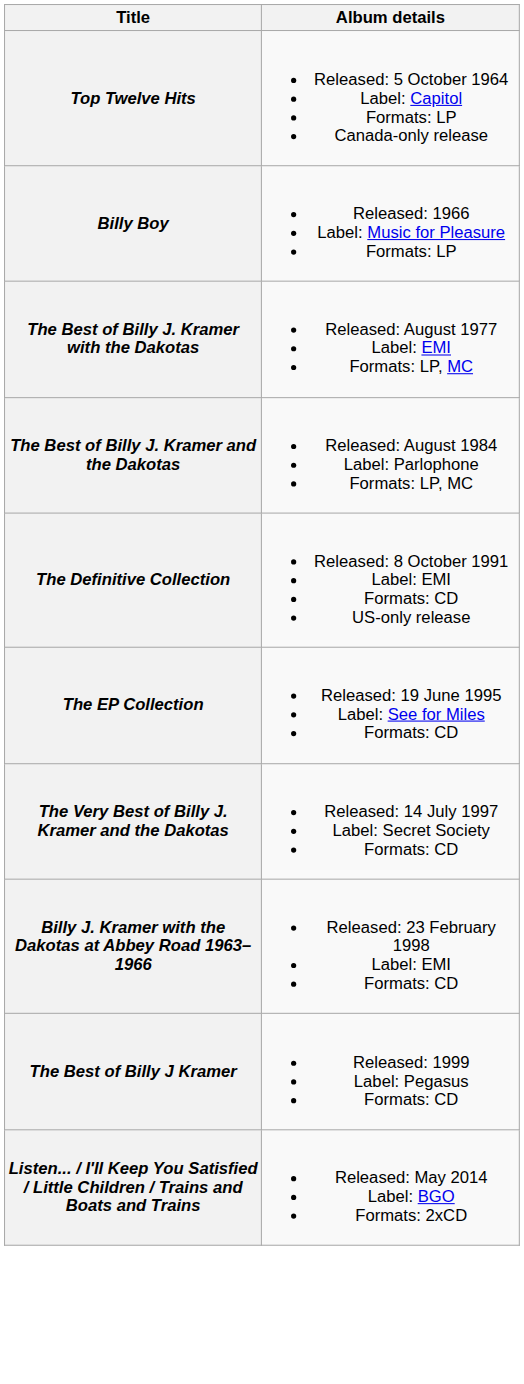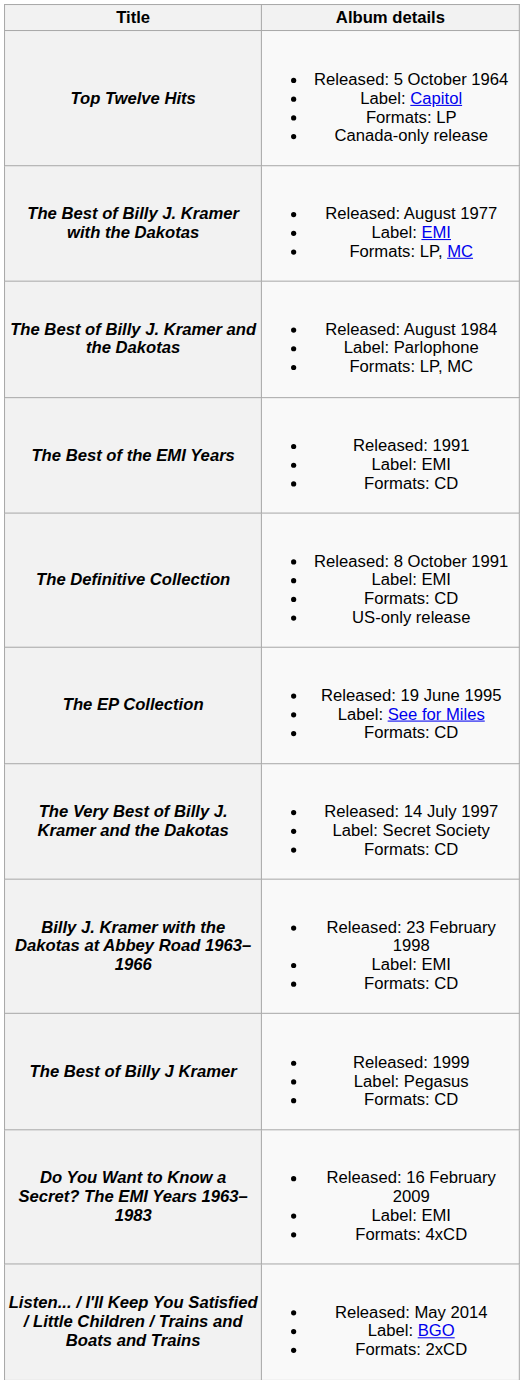- row: (133, 223)
+ row: (133, 455)
+ row: (133, 1196)
